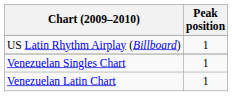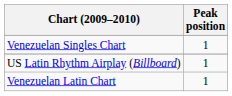rows swapped: (94, 44) <-> (66, 63)
